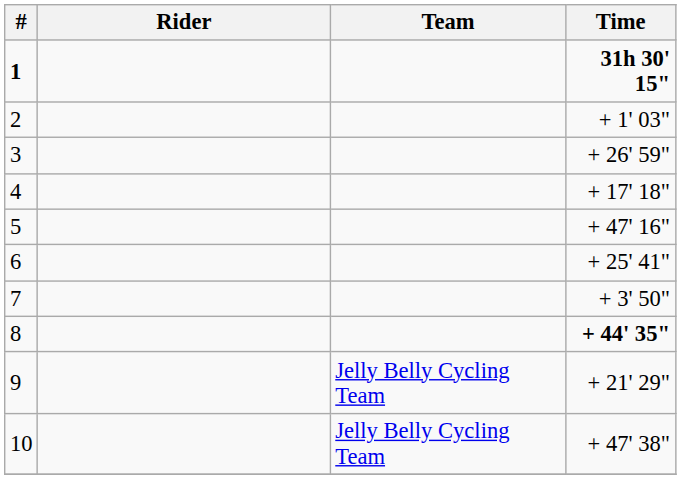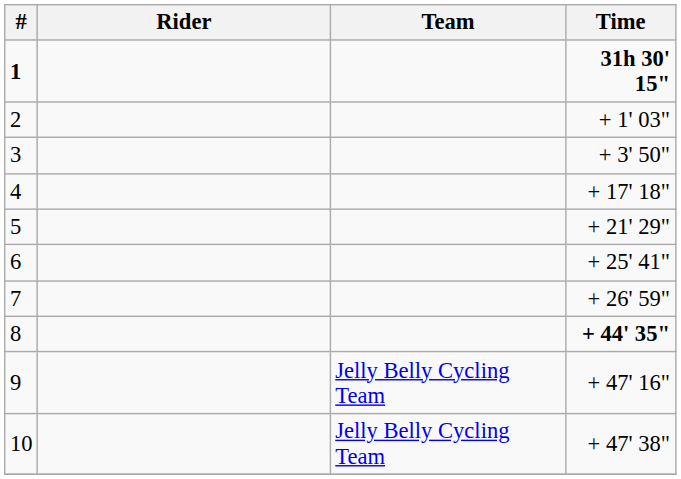(629, 155) + 26' 59" -> (634, 155) + 3' 50"
(629, 226) + 47' 16" -> (629, 226) + 21' 29"
(634, 298) + 3' 50" -> (629, 298) + 26' 59"
(629, 382) + 21' 29" -> (629, 382) + 47' 16"
